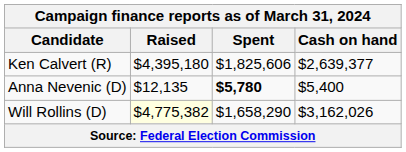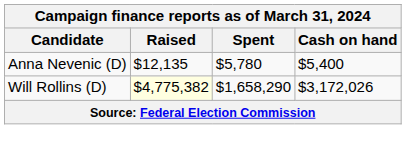- row: (60, 64)
(239, 87) bold -> (239, 64) normal
(336, 111) $3,162,026 -> (336, 87) $3,172,026
